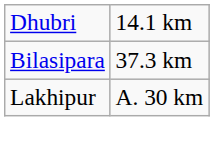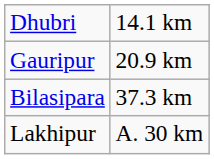+ row: (52, 60)
